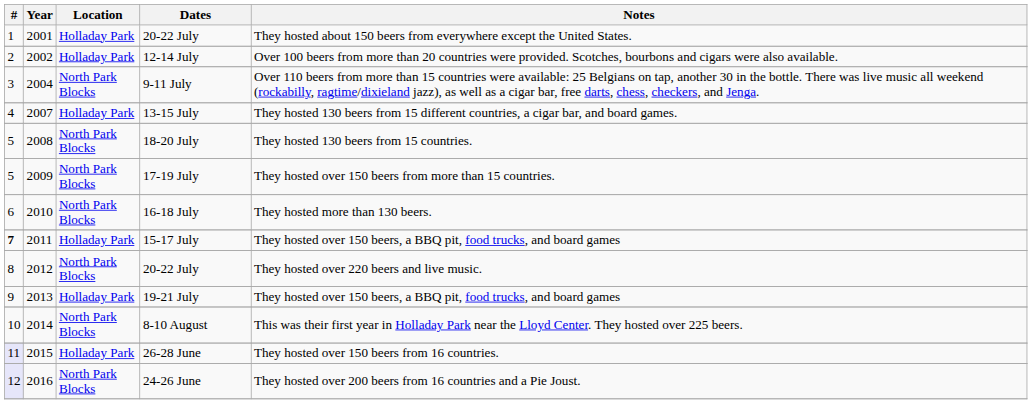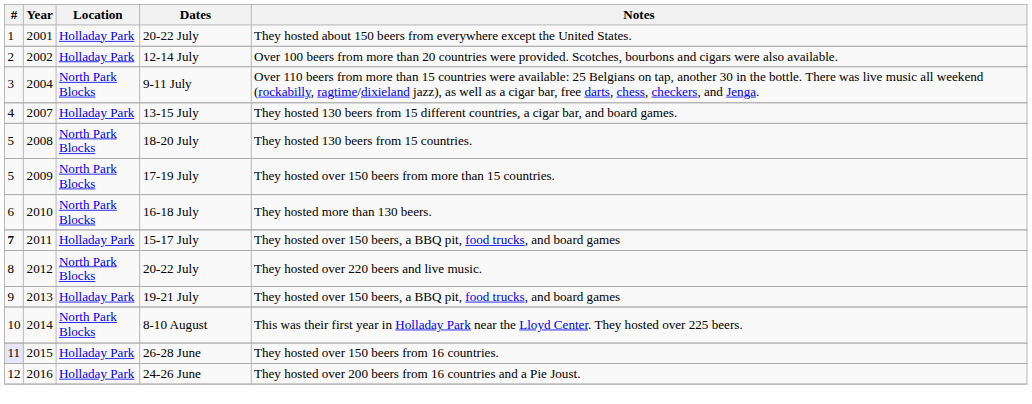(14, 381) lavender background -> (14, 373) no background
(88, 381) North Park Blocks -> (97, 373) Holladay Park
